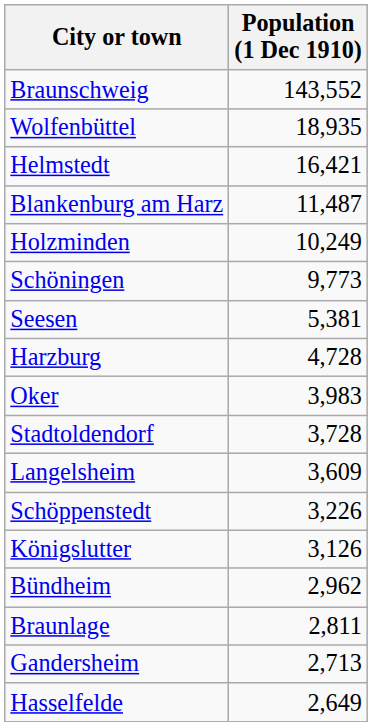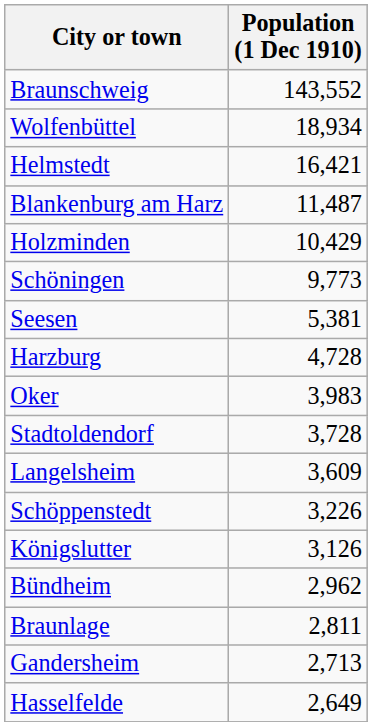(329, 127) 18,935 -> (329, 127) 18,934
(329, 242) 10,249 -> (329, 242) 10,429
